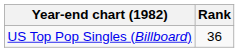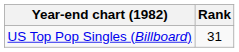(214, 36) 36 -> (214, 36) 31
